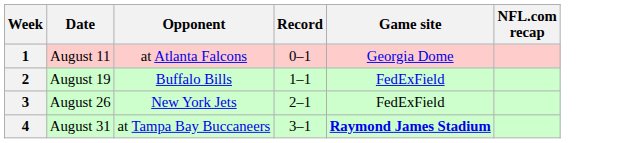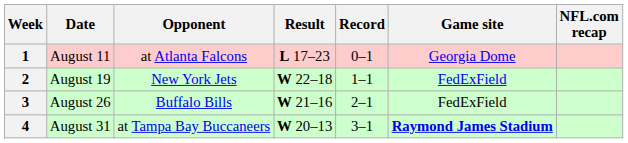+ column: (305, 24)
(194, 79) Buffalo Bills -> (194, 79) New York Jets
(194, 102) New York Jets -> (194, 102) Buffalo Bills
